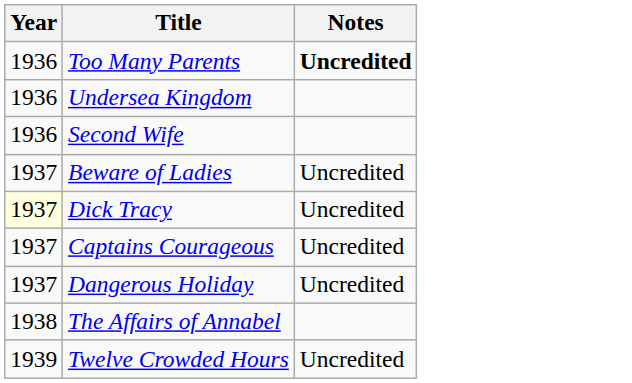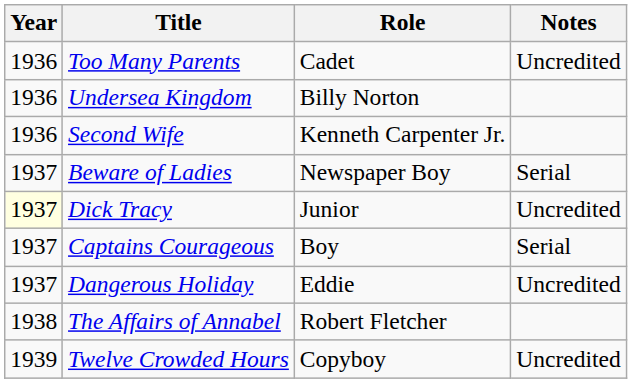+ column: (403, 23)
(356, 60) bold -> (569, 60) normal
(352, 172) Uncredited -> (544, 172) Serial
(352, 246) Uncredited -> (544, 246) Serial
